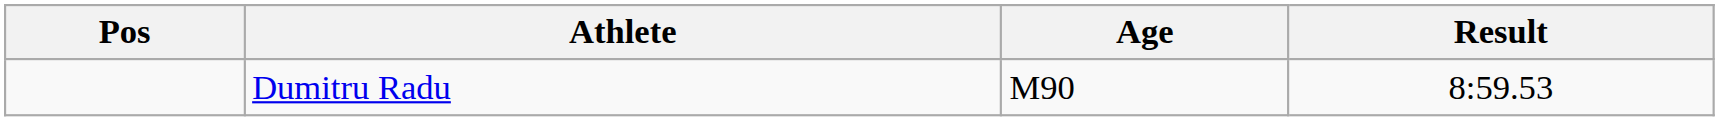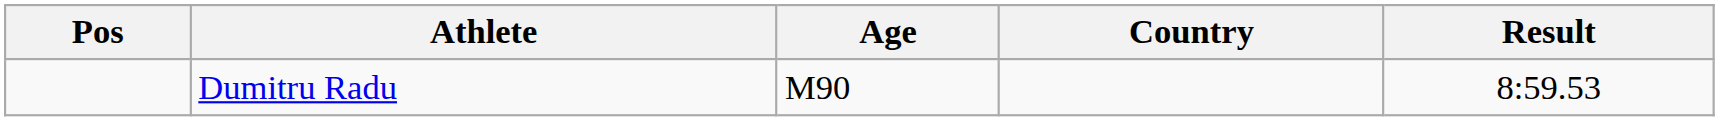+ column: (1192, 31)
